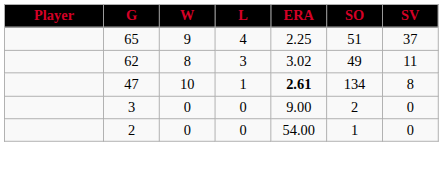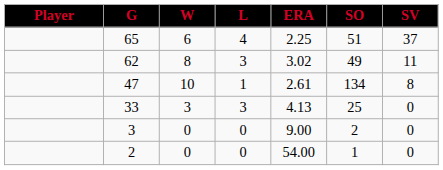(187, 38) 9 -> (187, 38) 6
(299, 84) bold -> (299, 84) normal
+ row: (131, 107)
